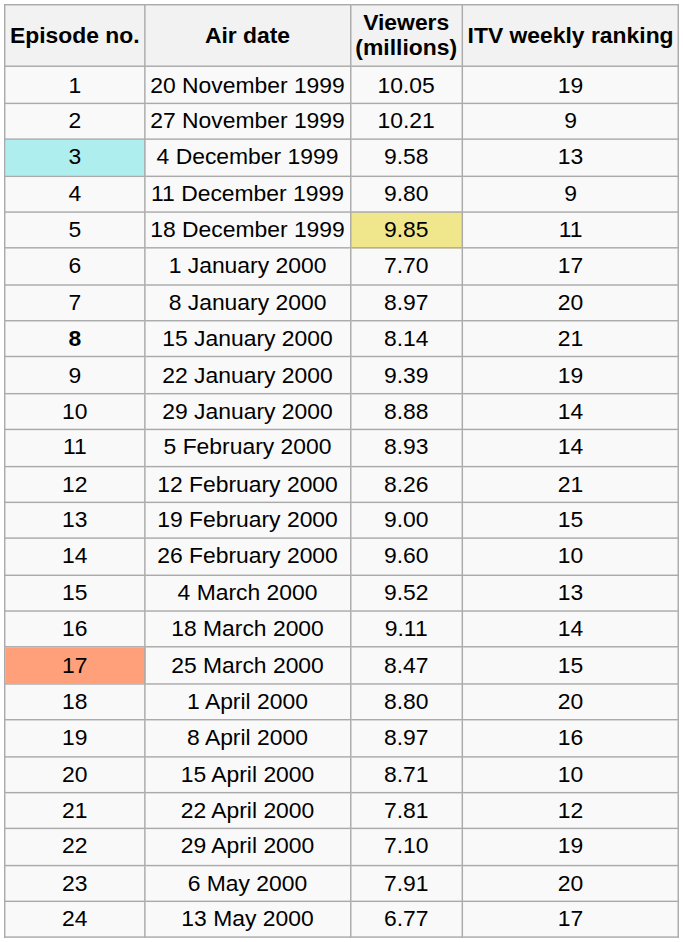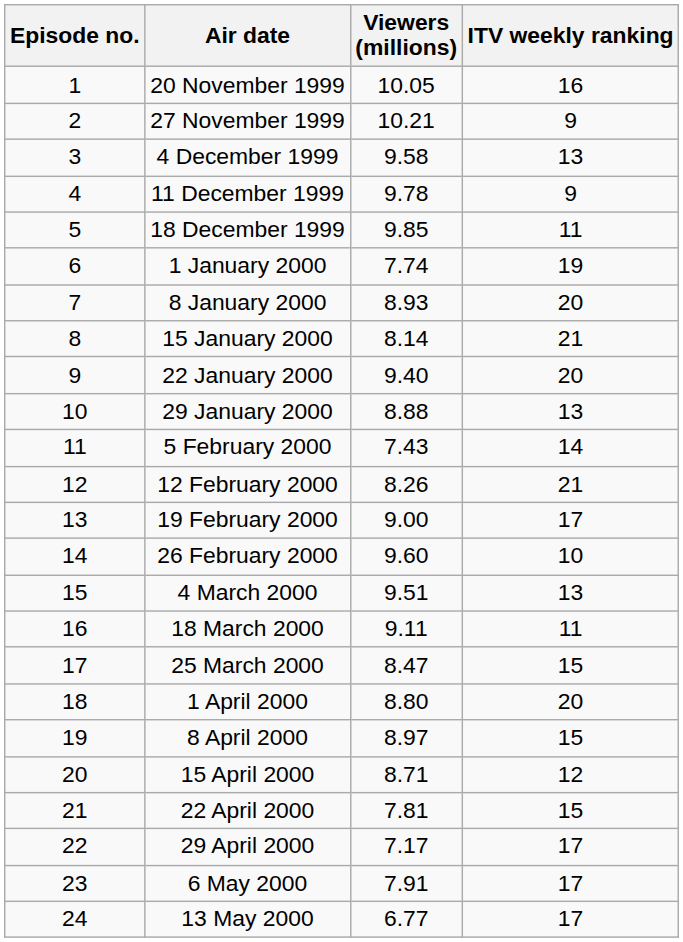(571, 84) 19 -> (571, 84) 16
(75, 157) paleturquoise background -> (75, 157) no background
(406, 193) 9.80 -> (406, 193) 9.78
(406, 229) khaki background -> (406, 229) no background
(406, 266) 7.70 -> (406, 266) 7.74
(571, 266) 17 -> (571, 266) 19
(406, 302) 8.97 -> (406, 302) 8.93
(75, 338) bold -> (75, 338) normal
(406, 374) 9.39 -> (406, 374) 9.40
(571, 374) 19 -> (571, 374) 20
(571, 411) 14 -> (571, 411) 13
(406, 447) 8.93 -> (406, 447) 7.43
(571, 520) 15 -> (571, 520) 17
(406, 592) 9.52 -> (406, 592) 9.51
(571, 628) 14 -> (571, 628) 11
(75, 665) lightsalmon background -> (75, 665) no background
(571, 737) 16 -> (571, 737) 15
(571, 774) 10 -> (571, 774) 12
(571, 810) 12 -> (571, 810) 15
(406, 846) 7.10 -> (406, 846) 7.17
(571, 846) 19 -> (571, 846) 17
(571, 882) 20 -> (571, 882) 17
